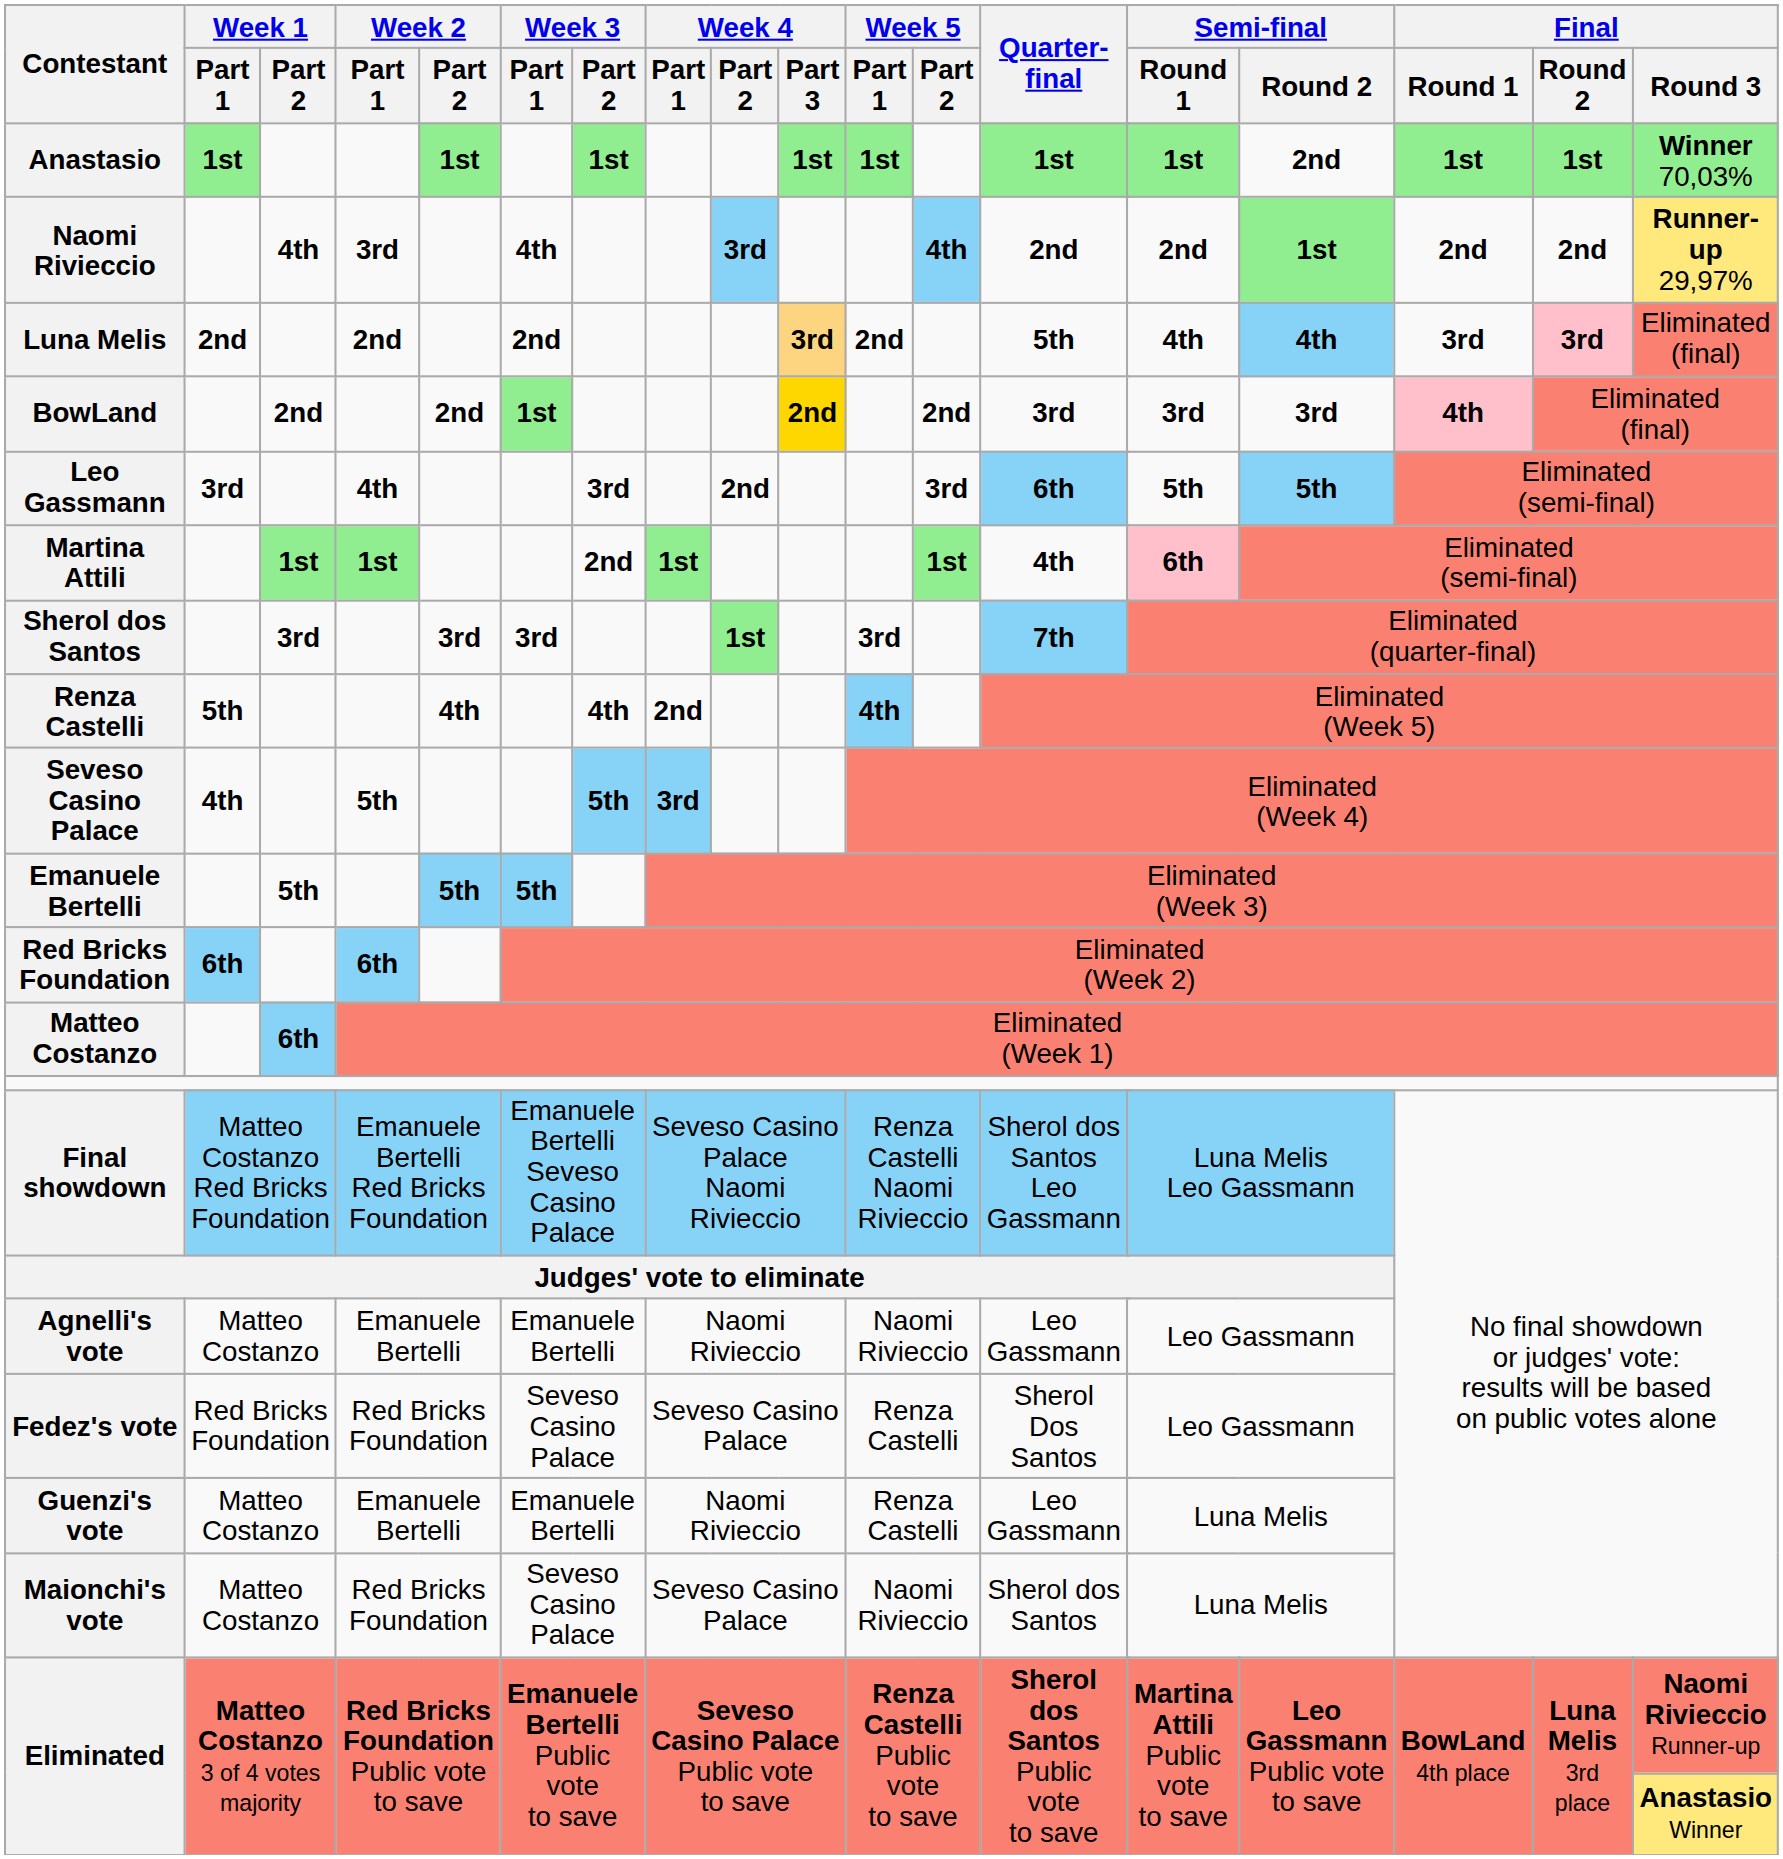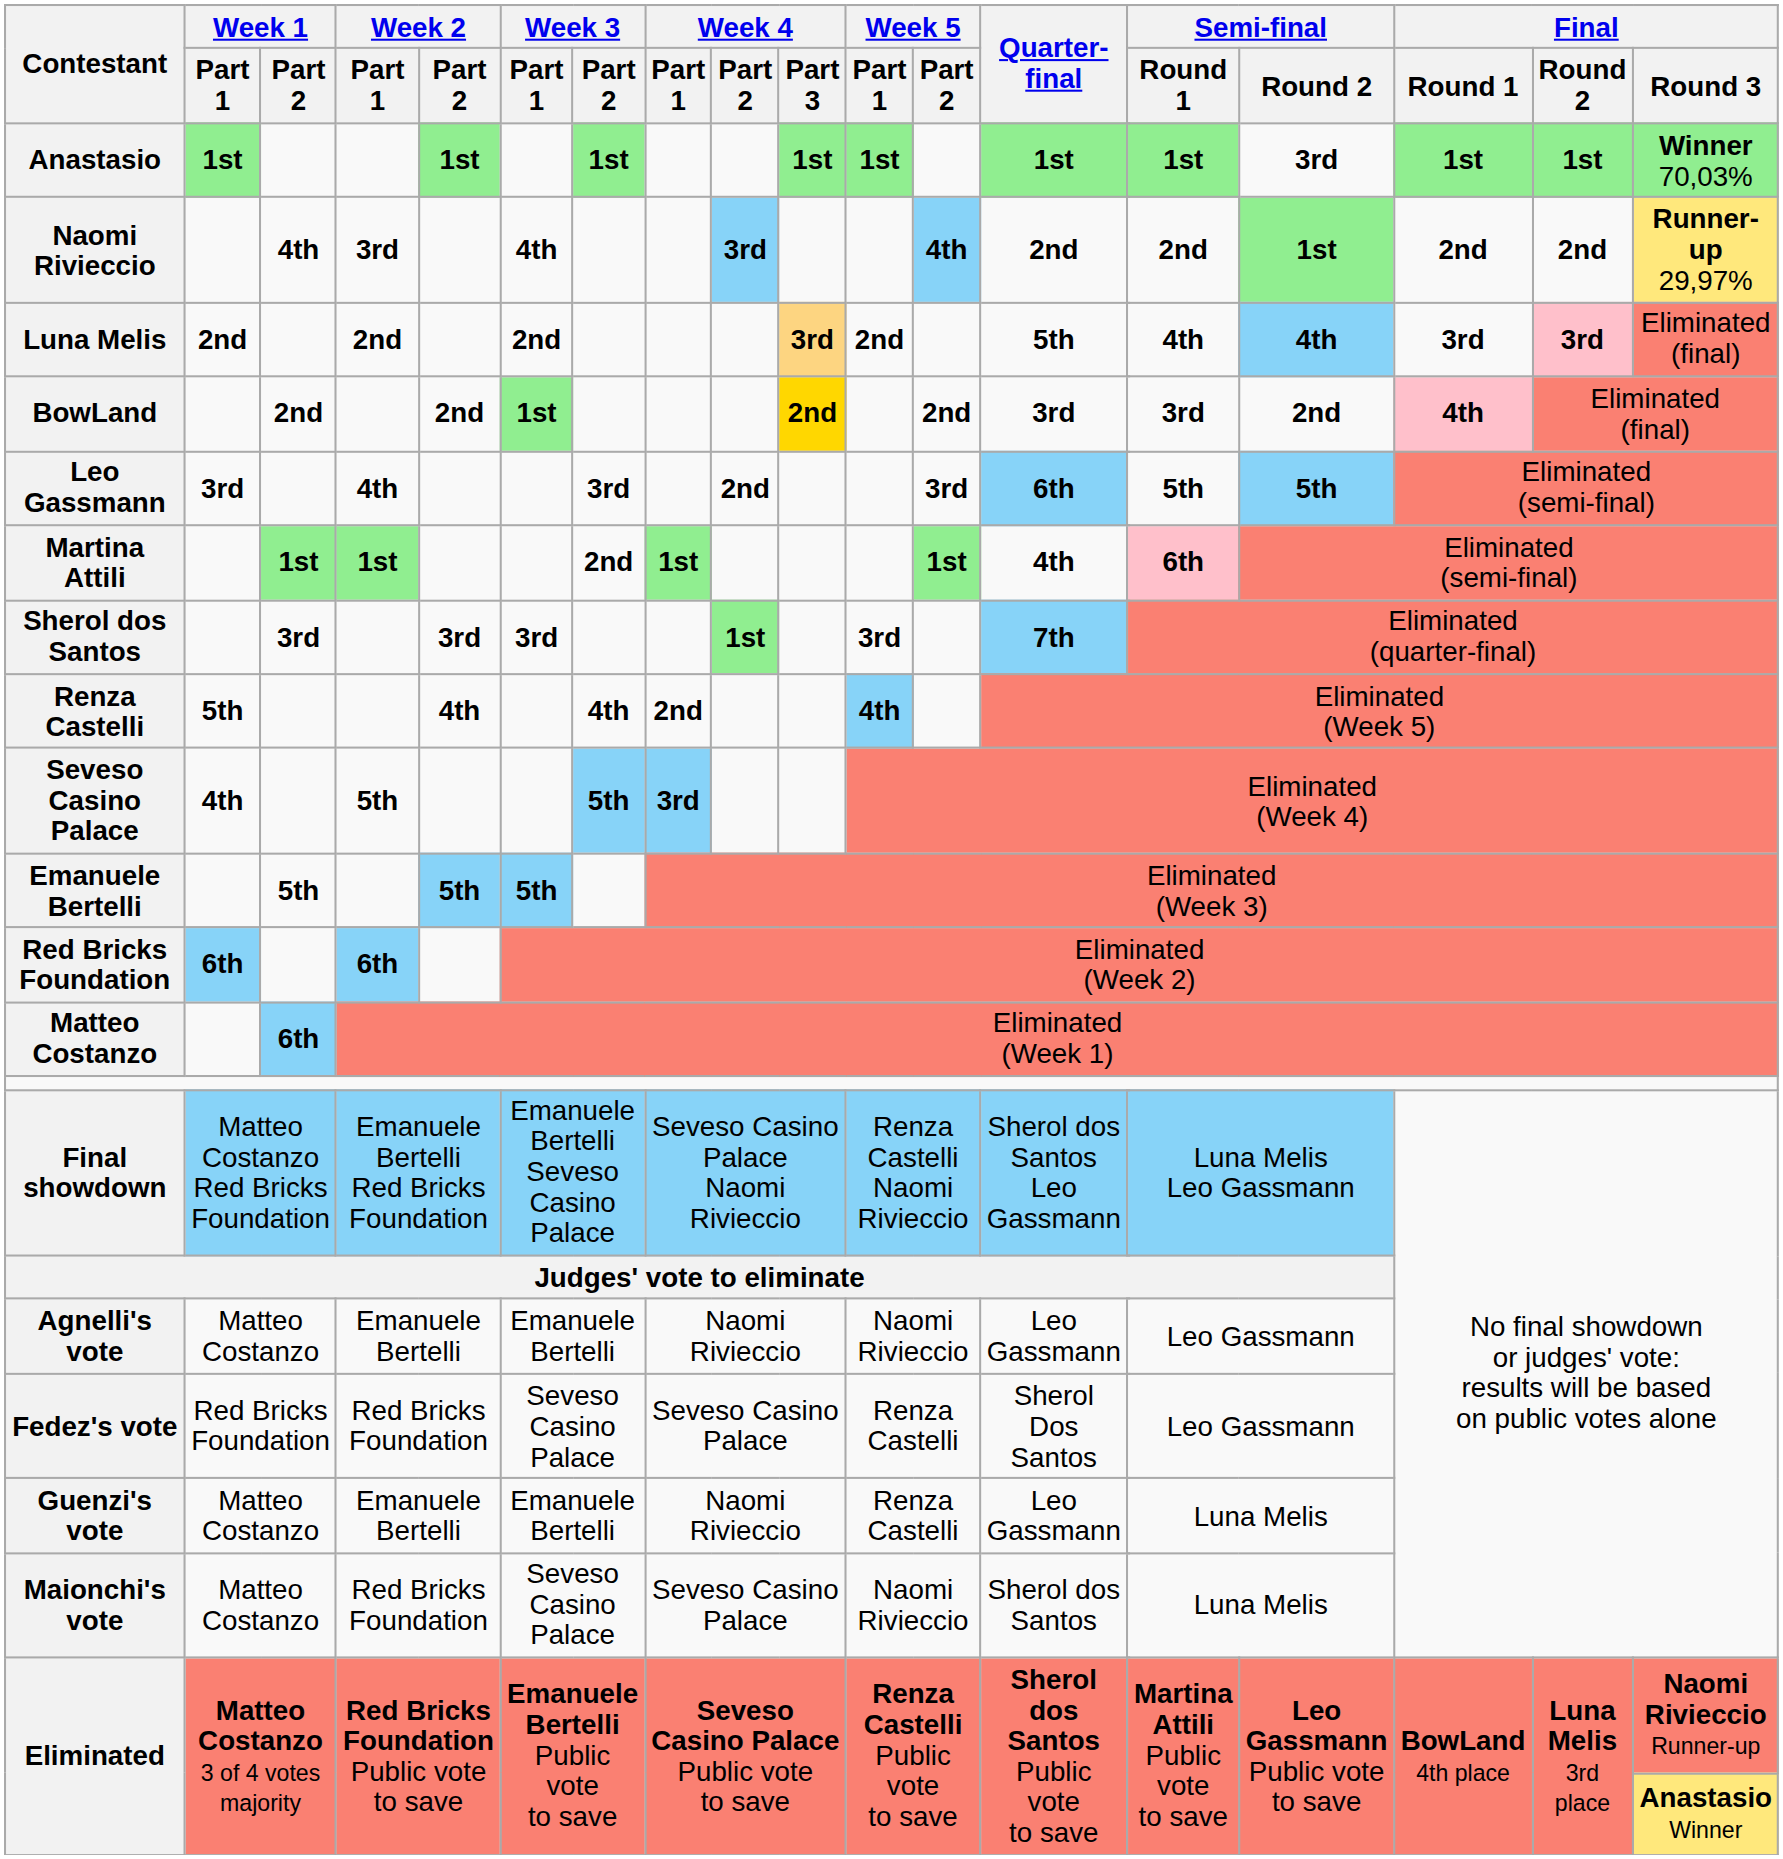(1317, 160) 2nd -> (1317, 160) 3rd
(1317, 413) 3rd -> (1317, 413) 2nd
